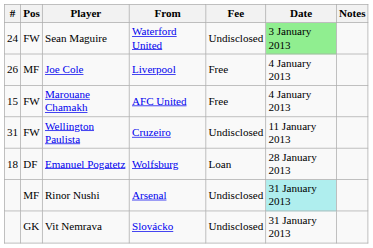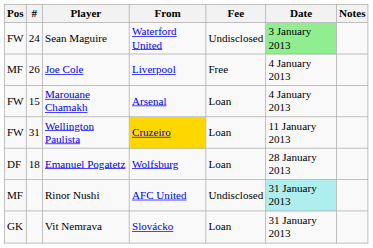columns swapped: (12, 13) <-> (32, 13)
(159, 101) AFC United -> (149, 101) Arsenal
(218, 101) Free -> (220, 101) Loan
(151, 133) no background -> (151, 133) gold background
(236, 133) Undisclosed -> (220, 133) Loan
(149, 195) Arsenal -> (159, 195) AFC United
(236, 227) Undisclosed -> (220, 227) Loan
